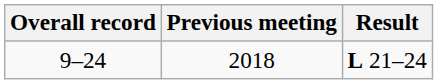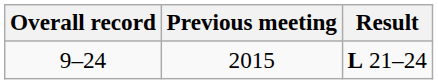(252, 59) 2018 -> (252, 59) 2015
